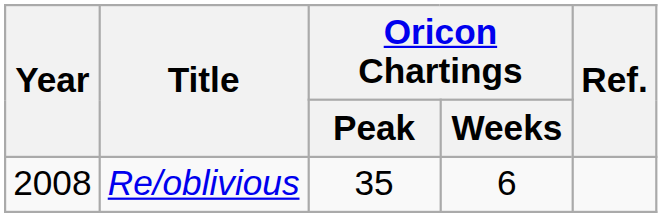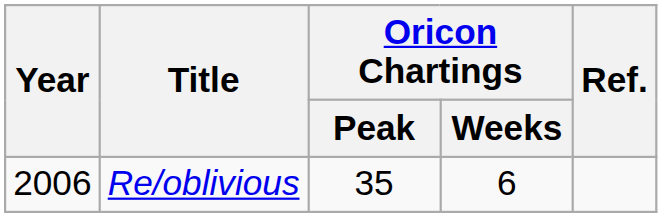(52, 183) 2008 -> (52, 183) 2006
